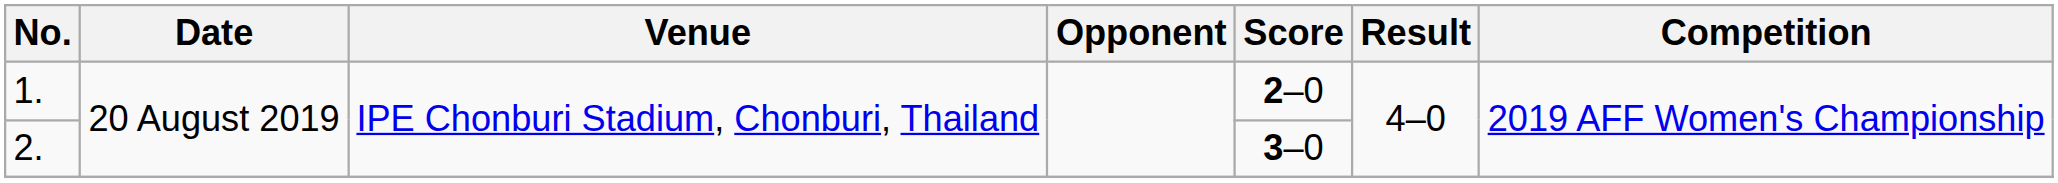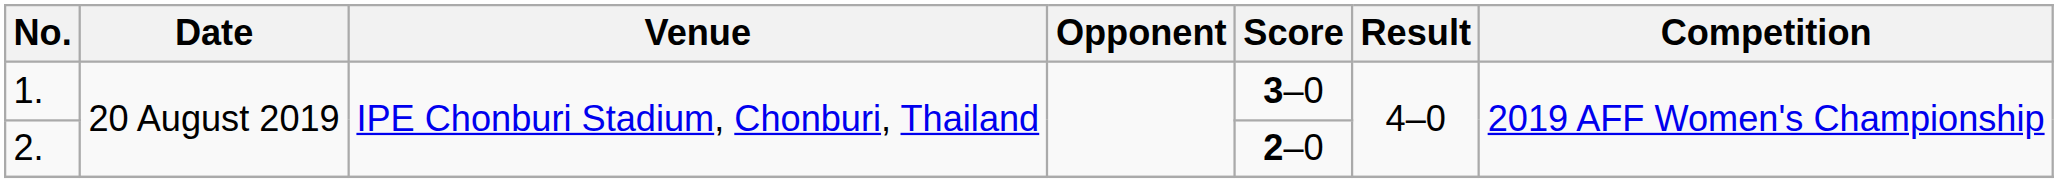(1294, 90) 2–0 -> (1294, 90) 3–0
(1294, 147) 3–0 -> (1294, 147) 2–0
